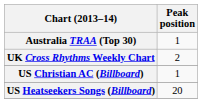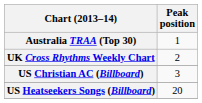(177, 73) 1 -> (177, 73) 3
